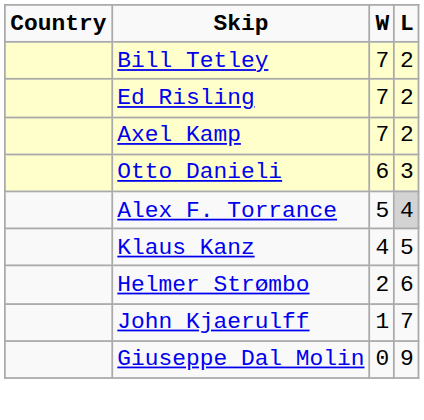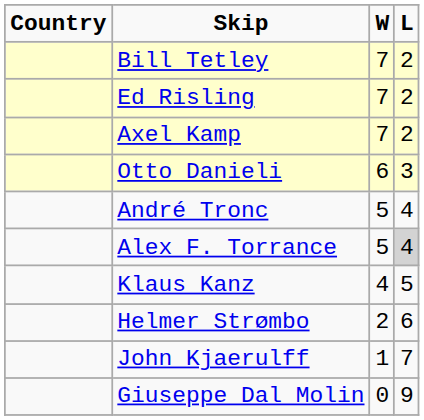+ row: (193, 210)
